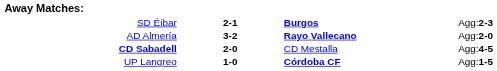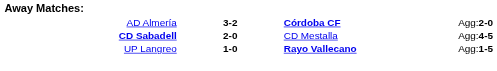- row: (157, 22)
(320, 36) Rayo Vallecano -> (312, 22) Córdoba CF
(312, 62) Córdoba CF -> (320, 49) Rayo Vallecano
